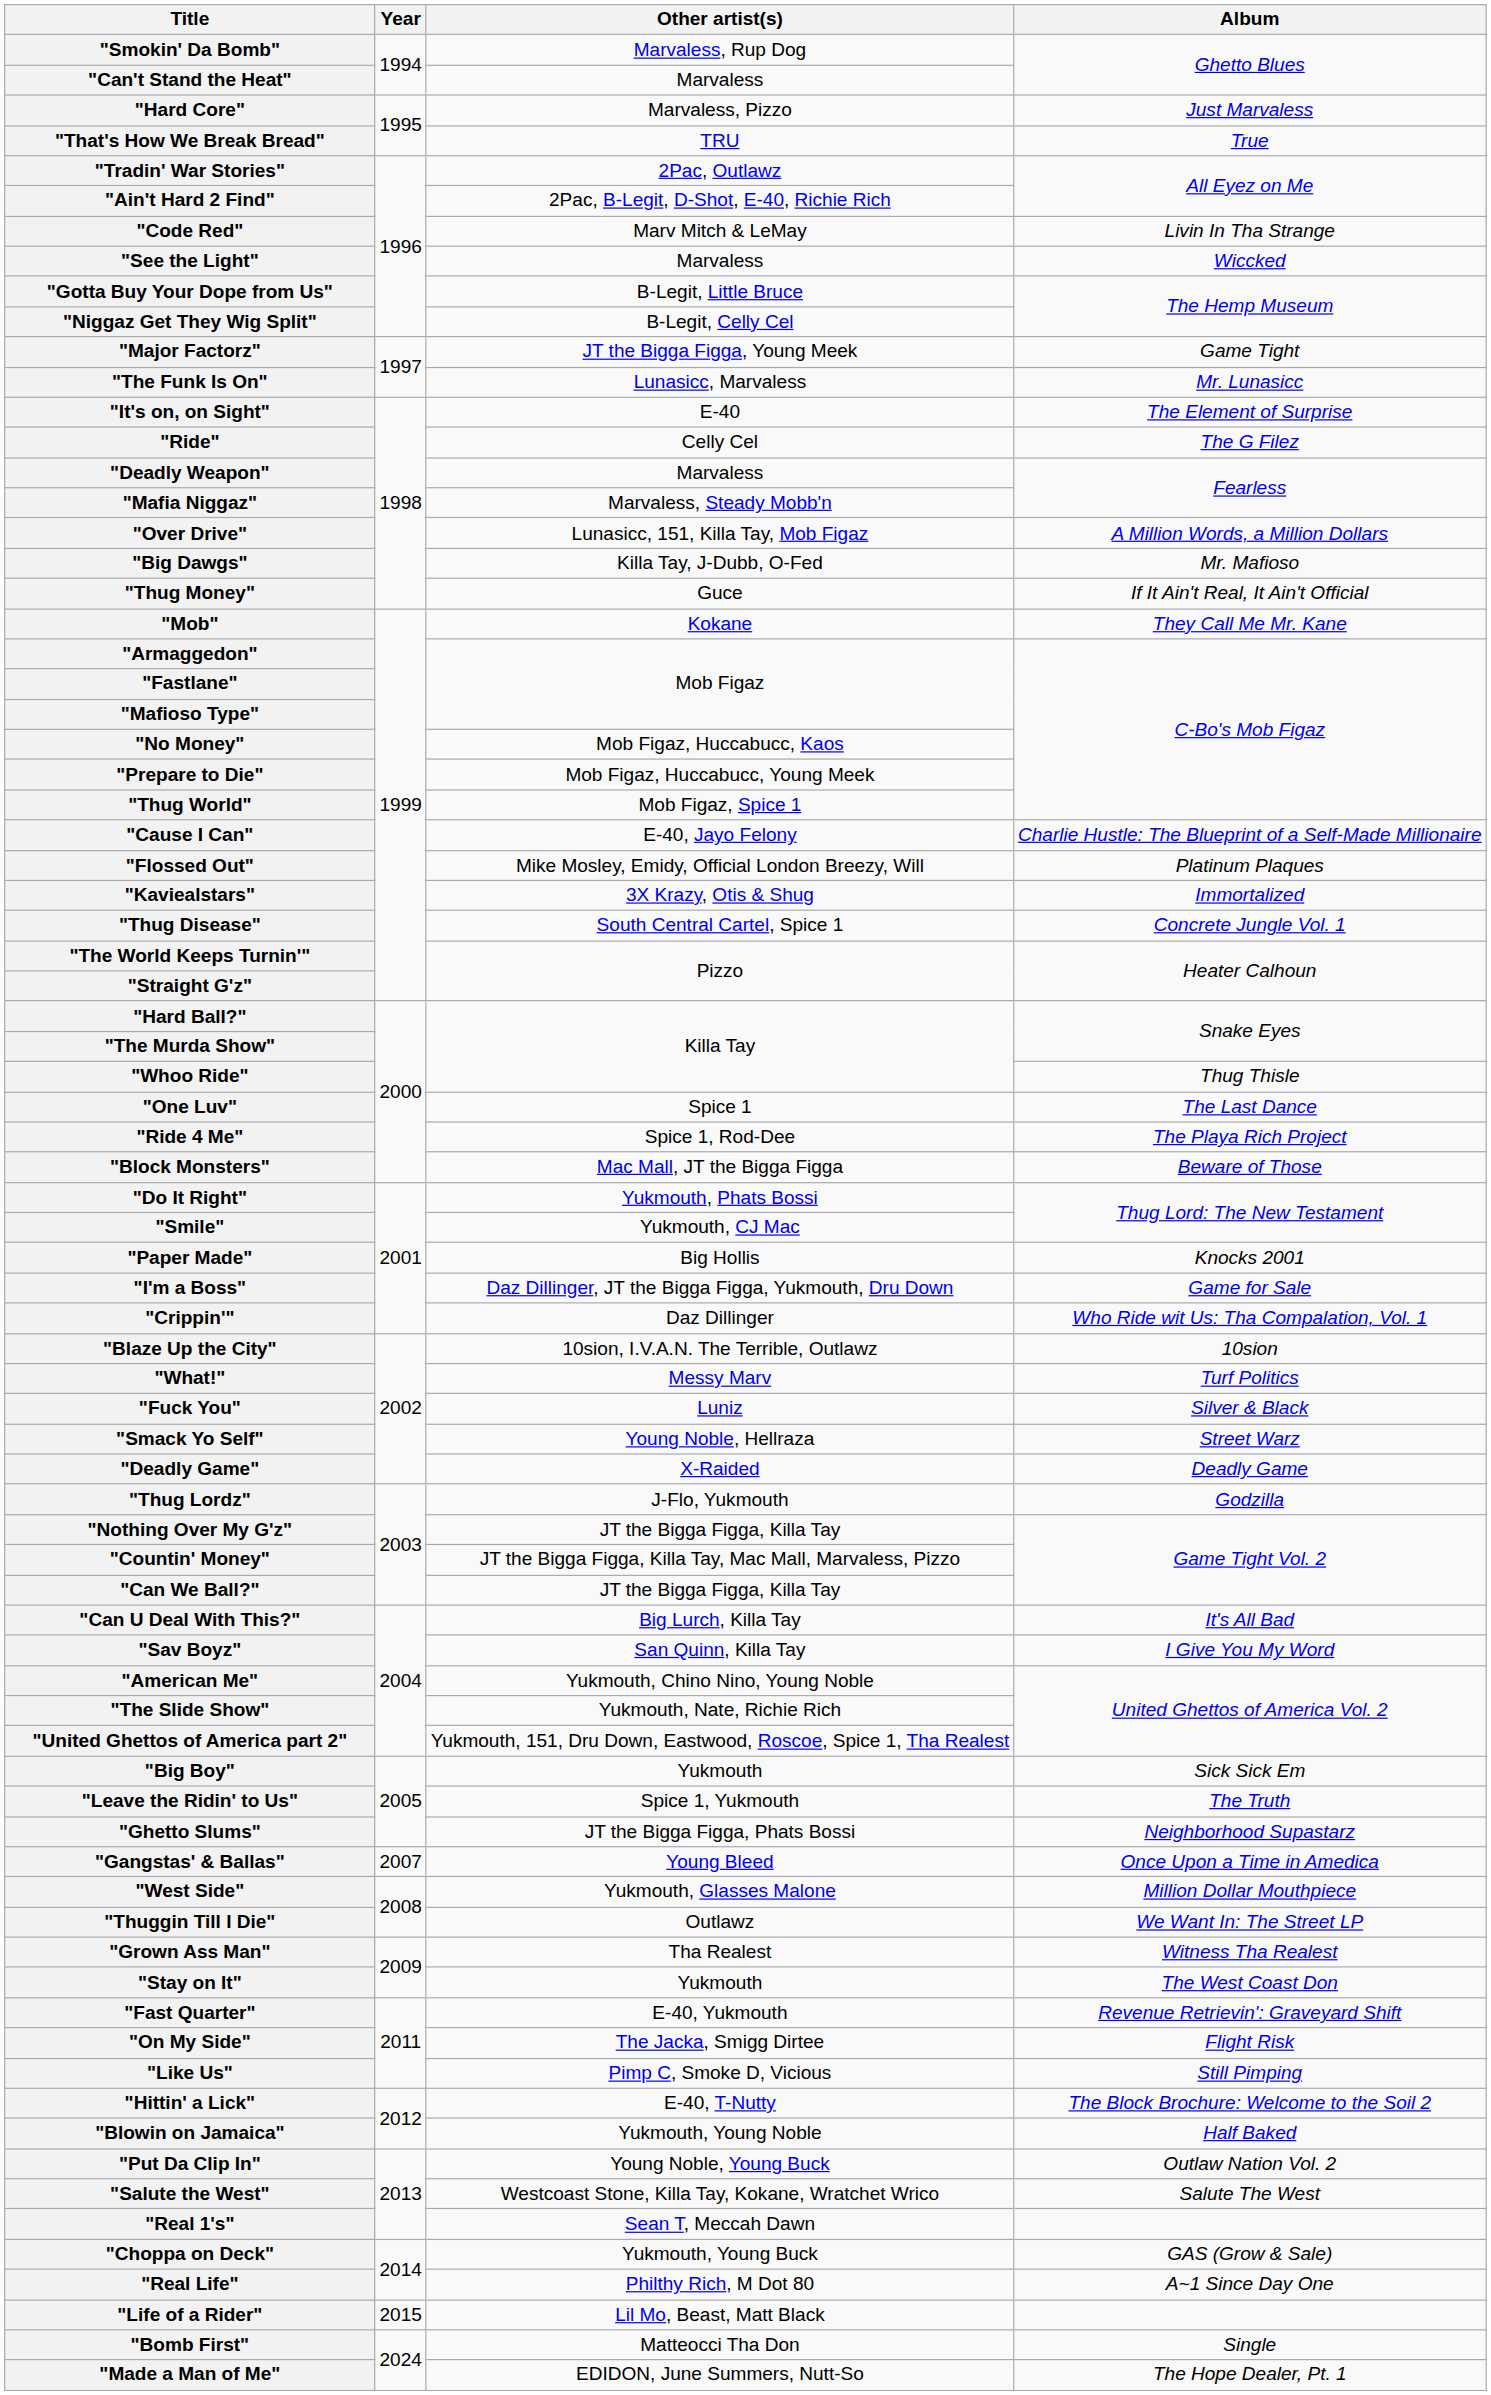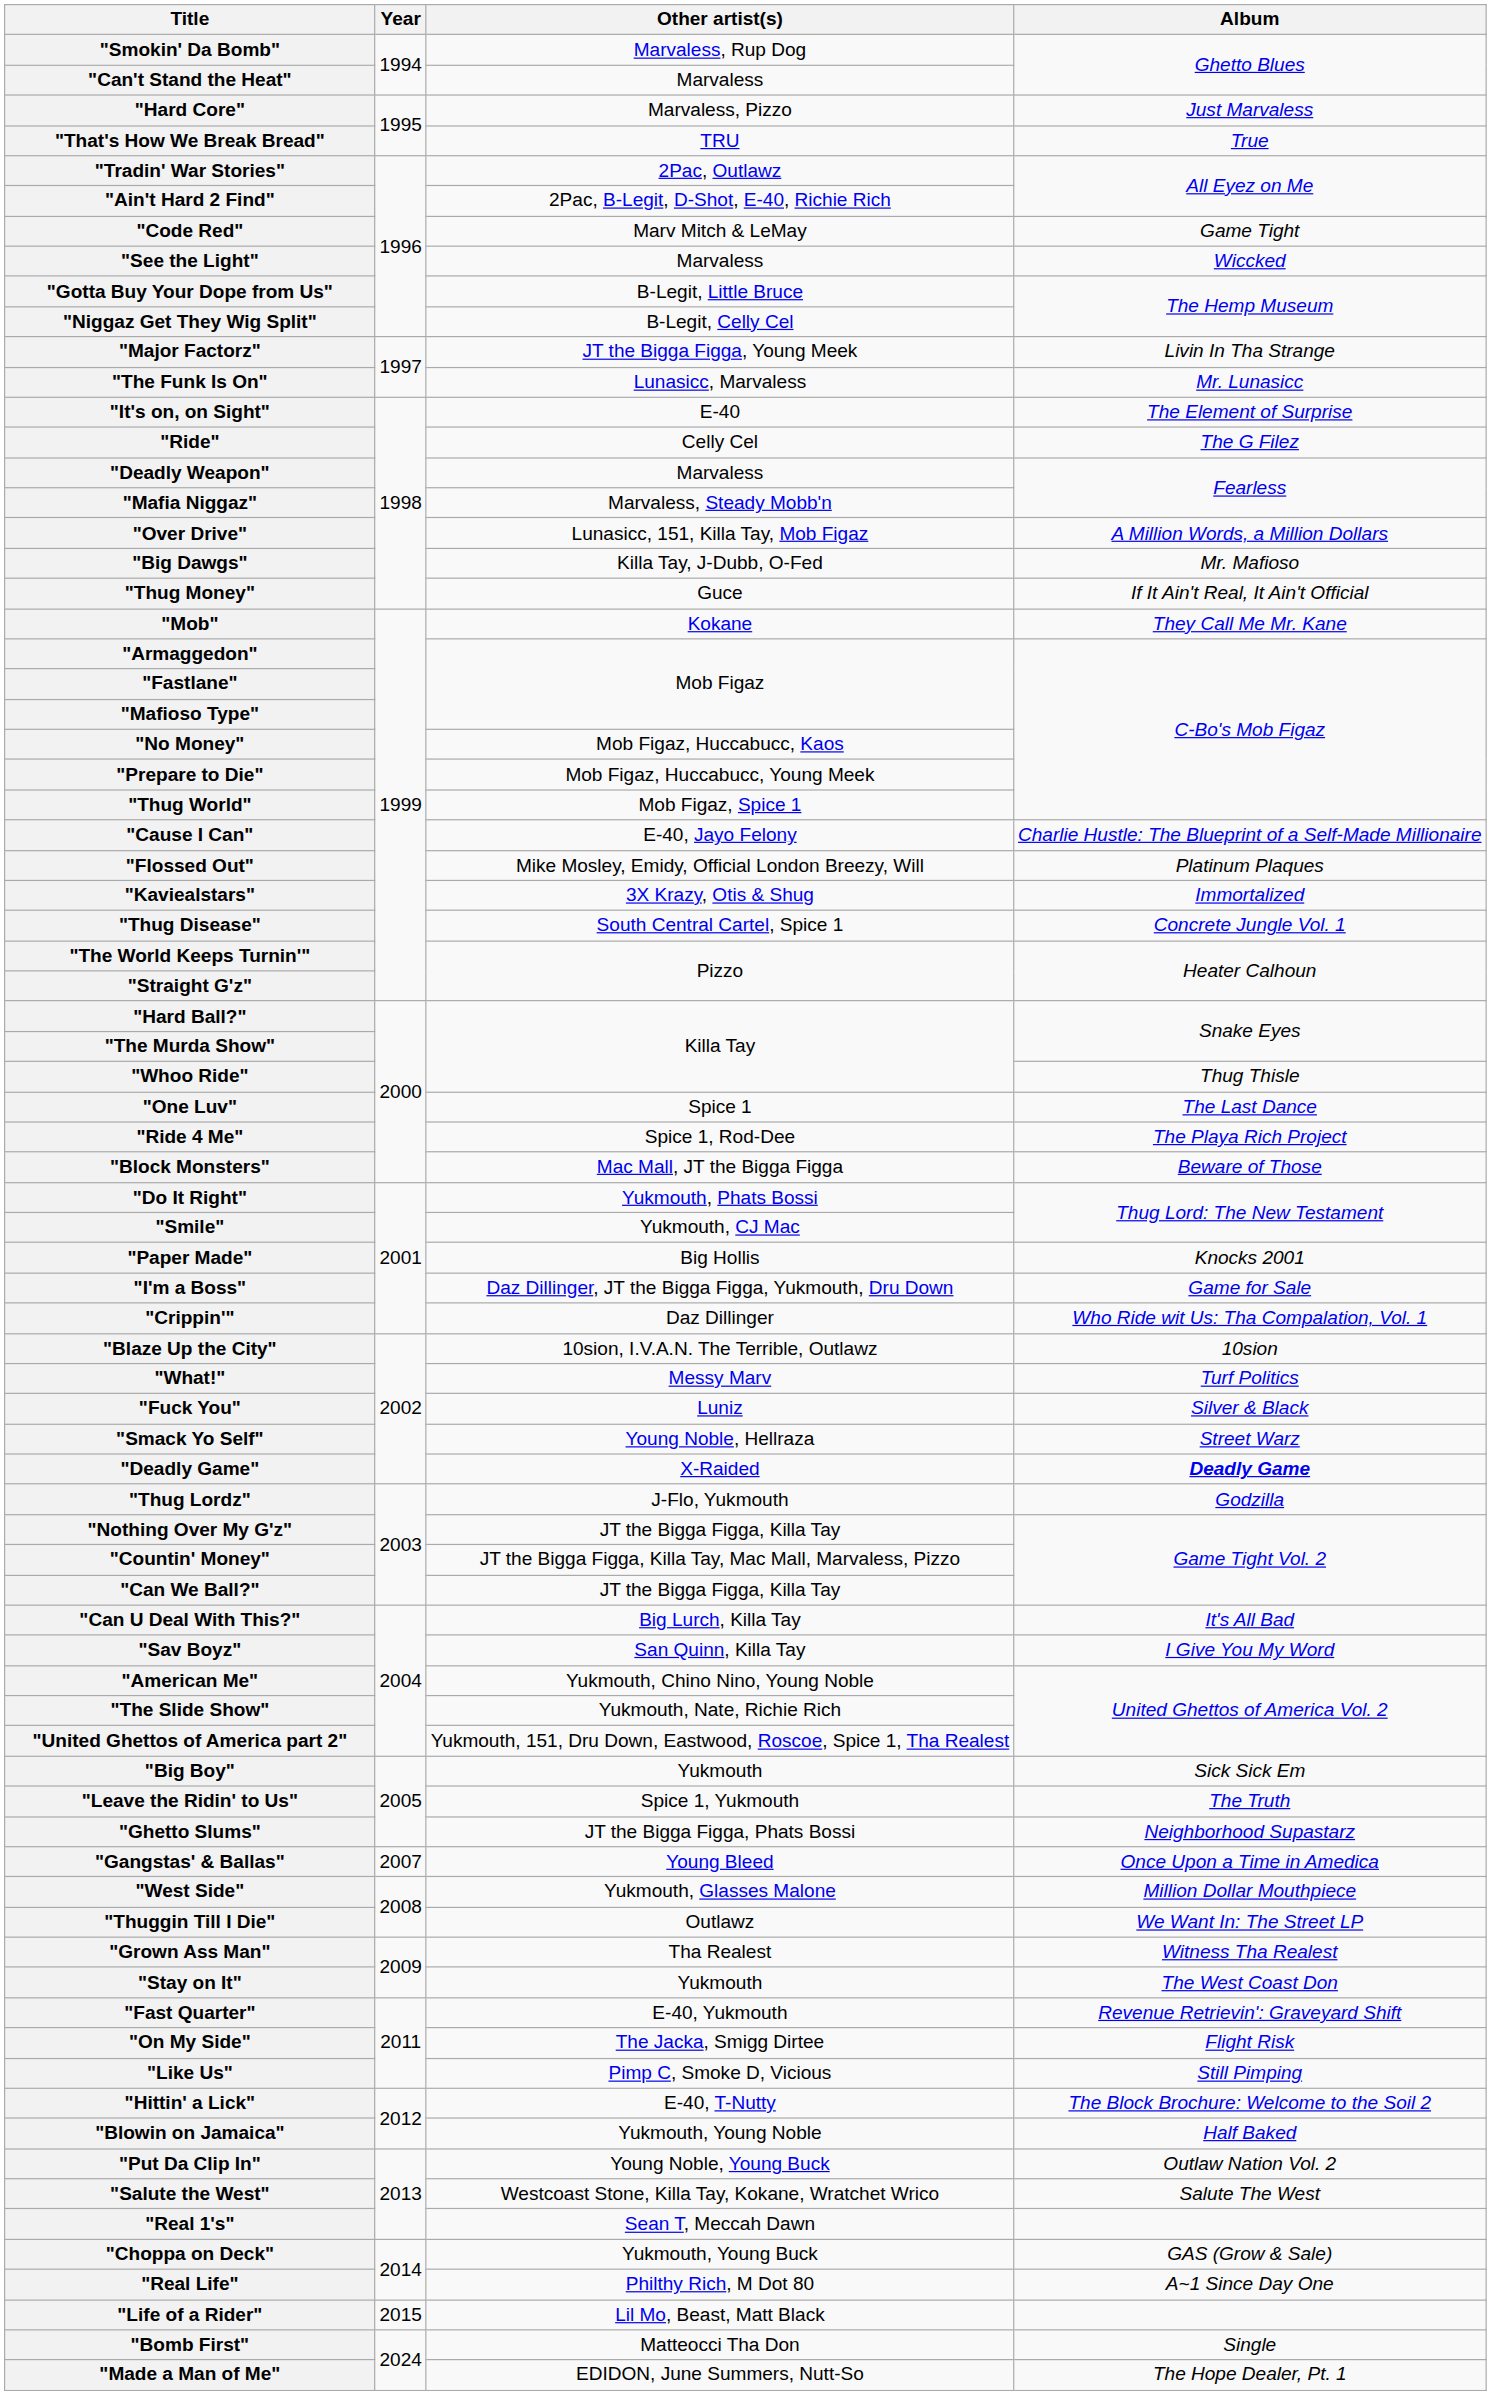(1250, 230) Livin In Tha Strange -> (1250, 230) Game Tight
(1250, 351) Game Tight -> (1250, 351) Livin In Tha Strange
(1250, 1469) normal -> (1250, 1469) bold
